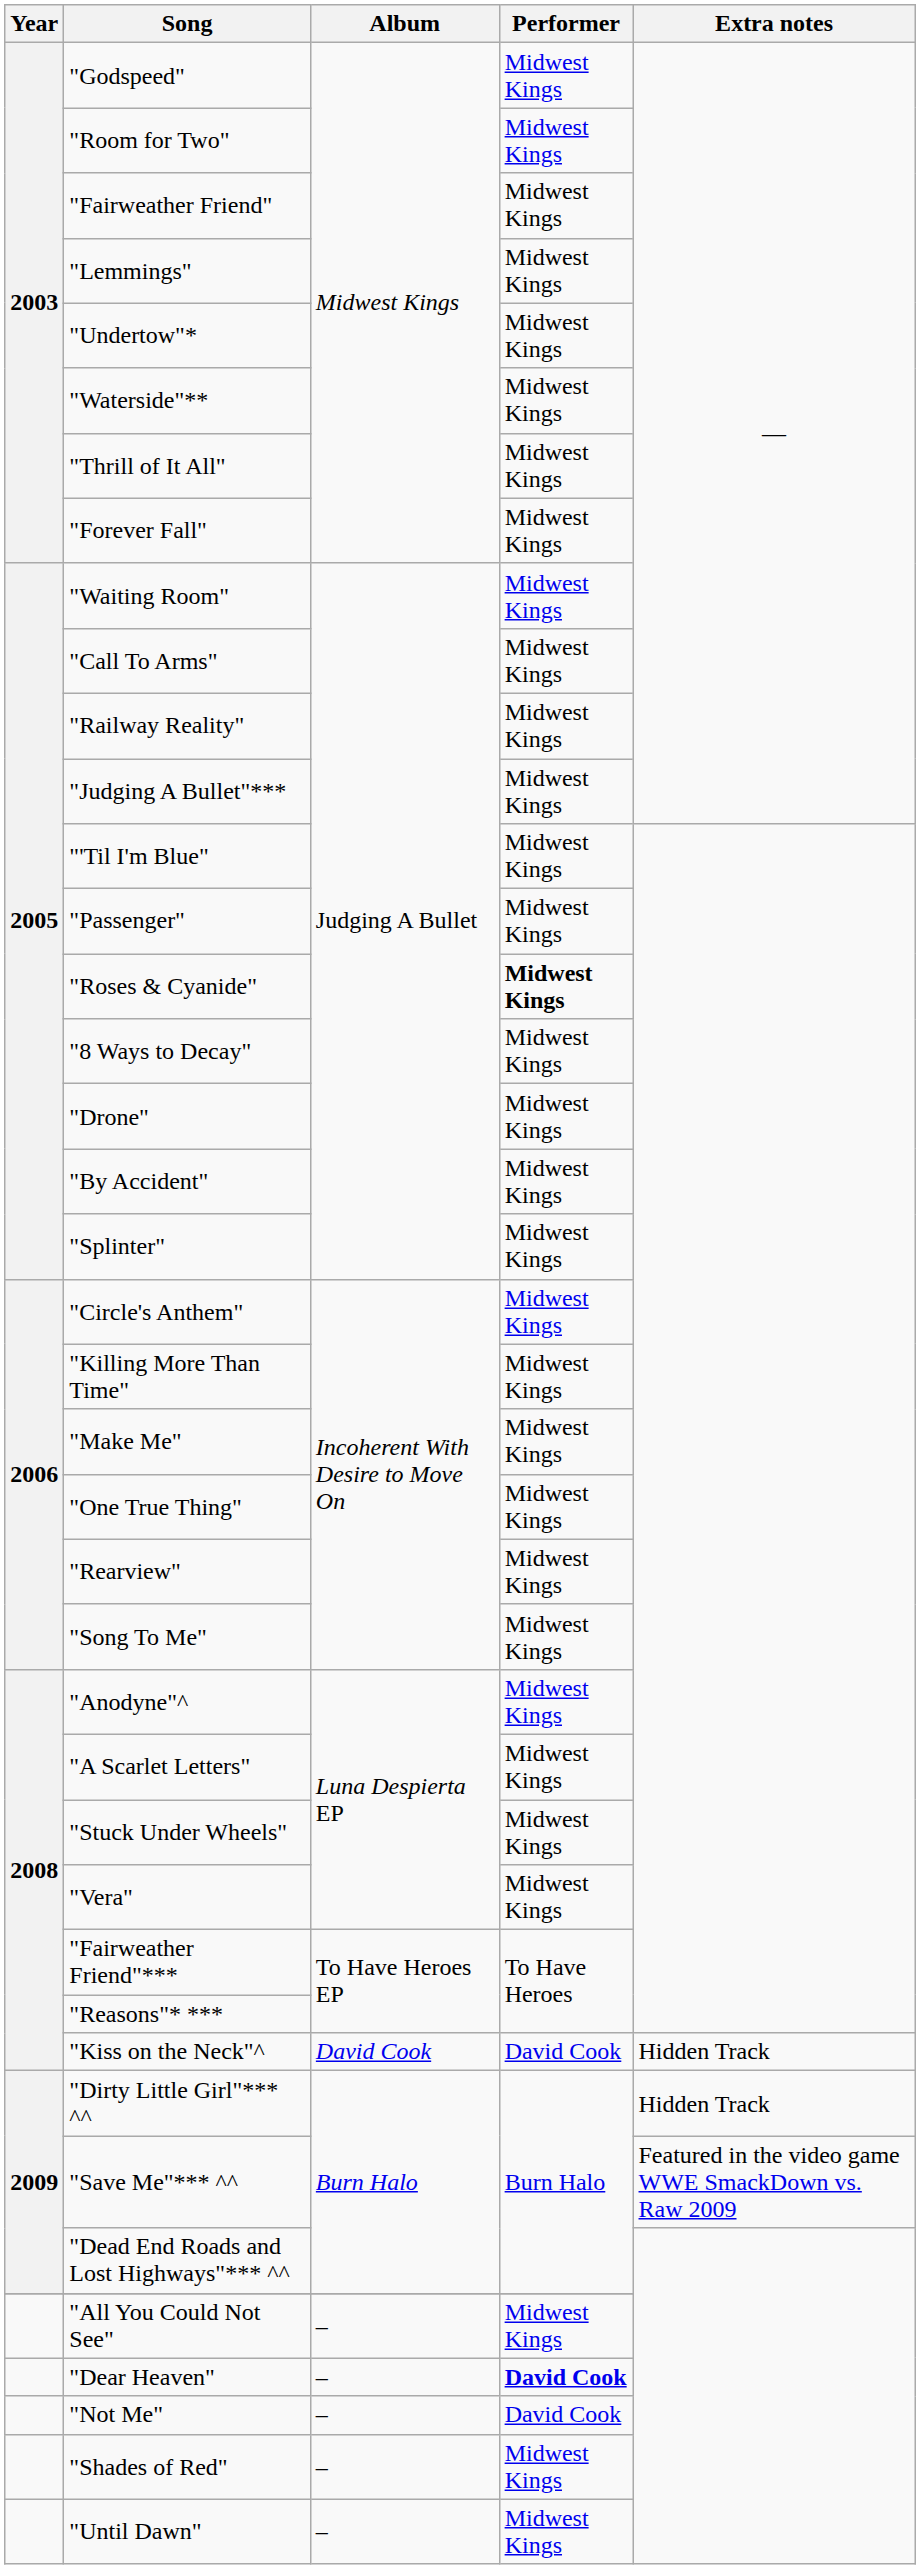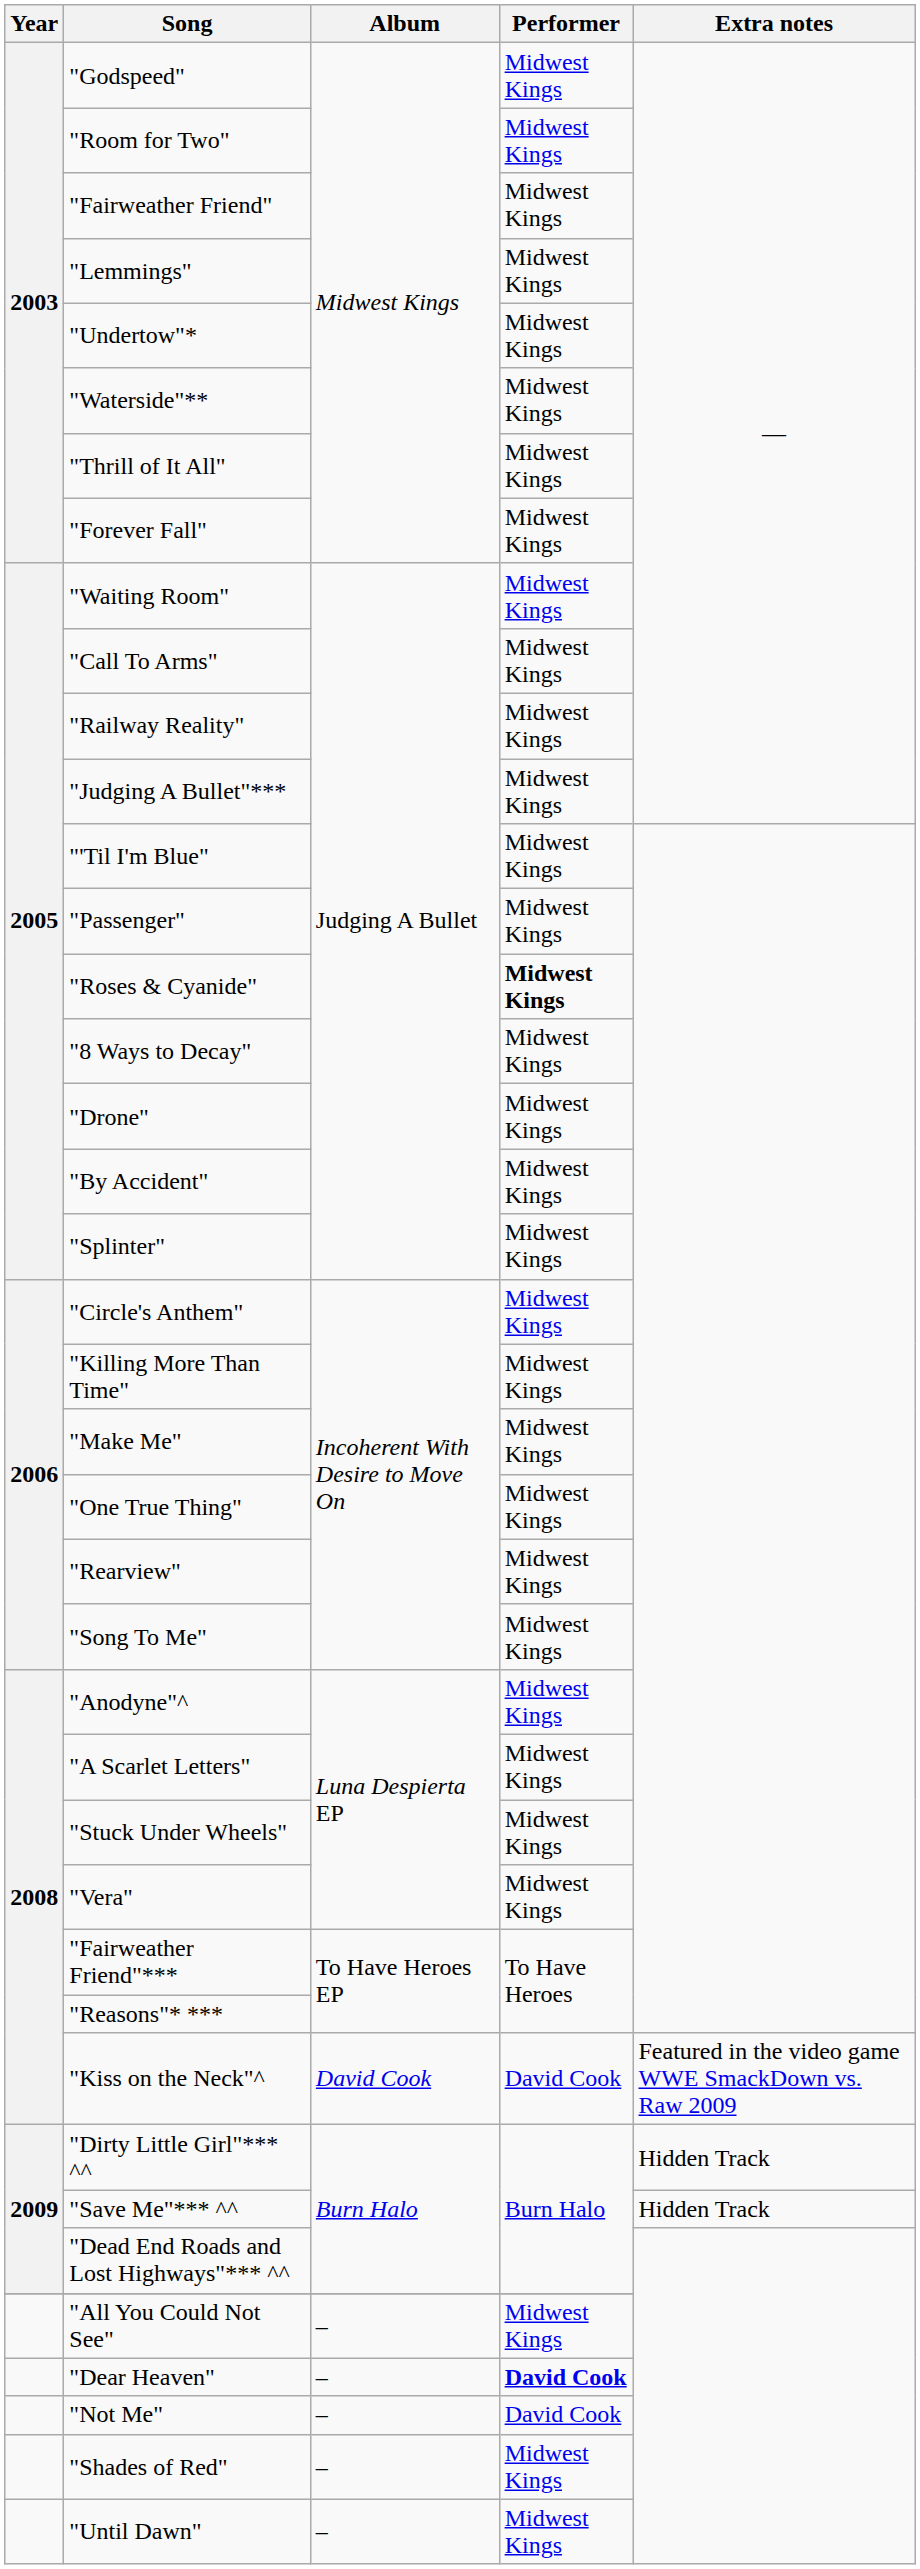(704, 2051) Hidden Track -> (769, 2078) Featured in the video game WWE SmackDown vs. Raw 2009
(769, 2181) Featured in the video game WWE SmackDown vs. Raw 2009 -> (704, 2208) Hidden Track
